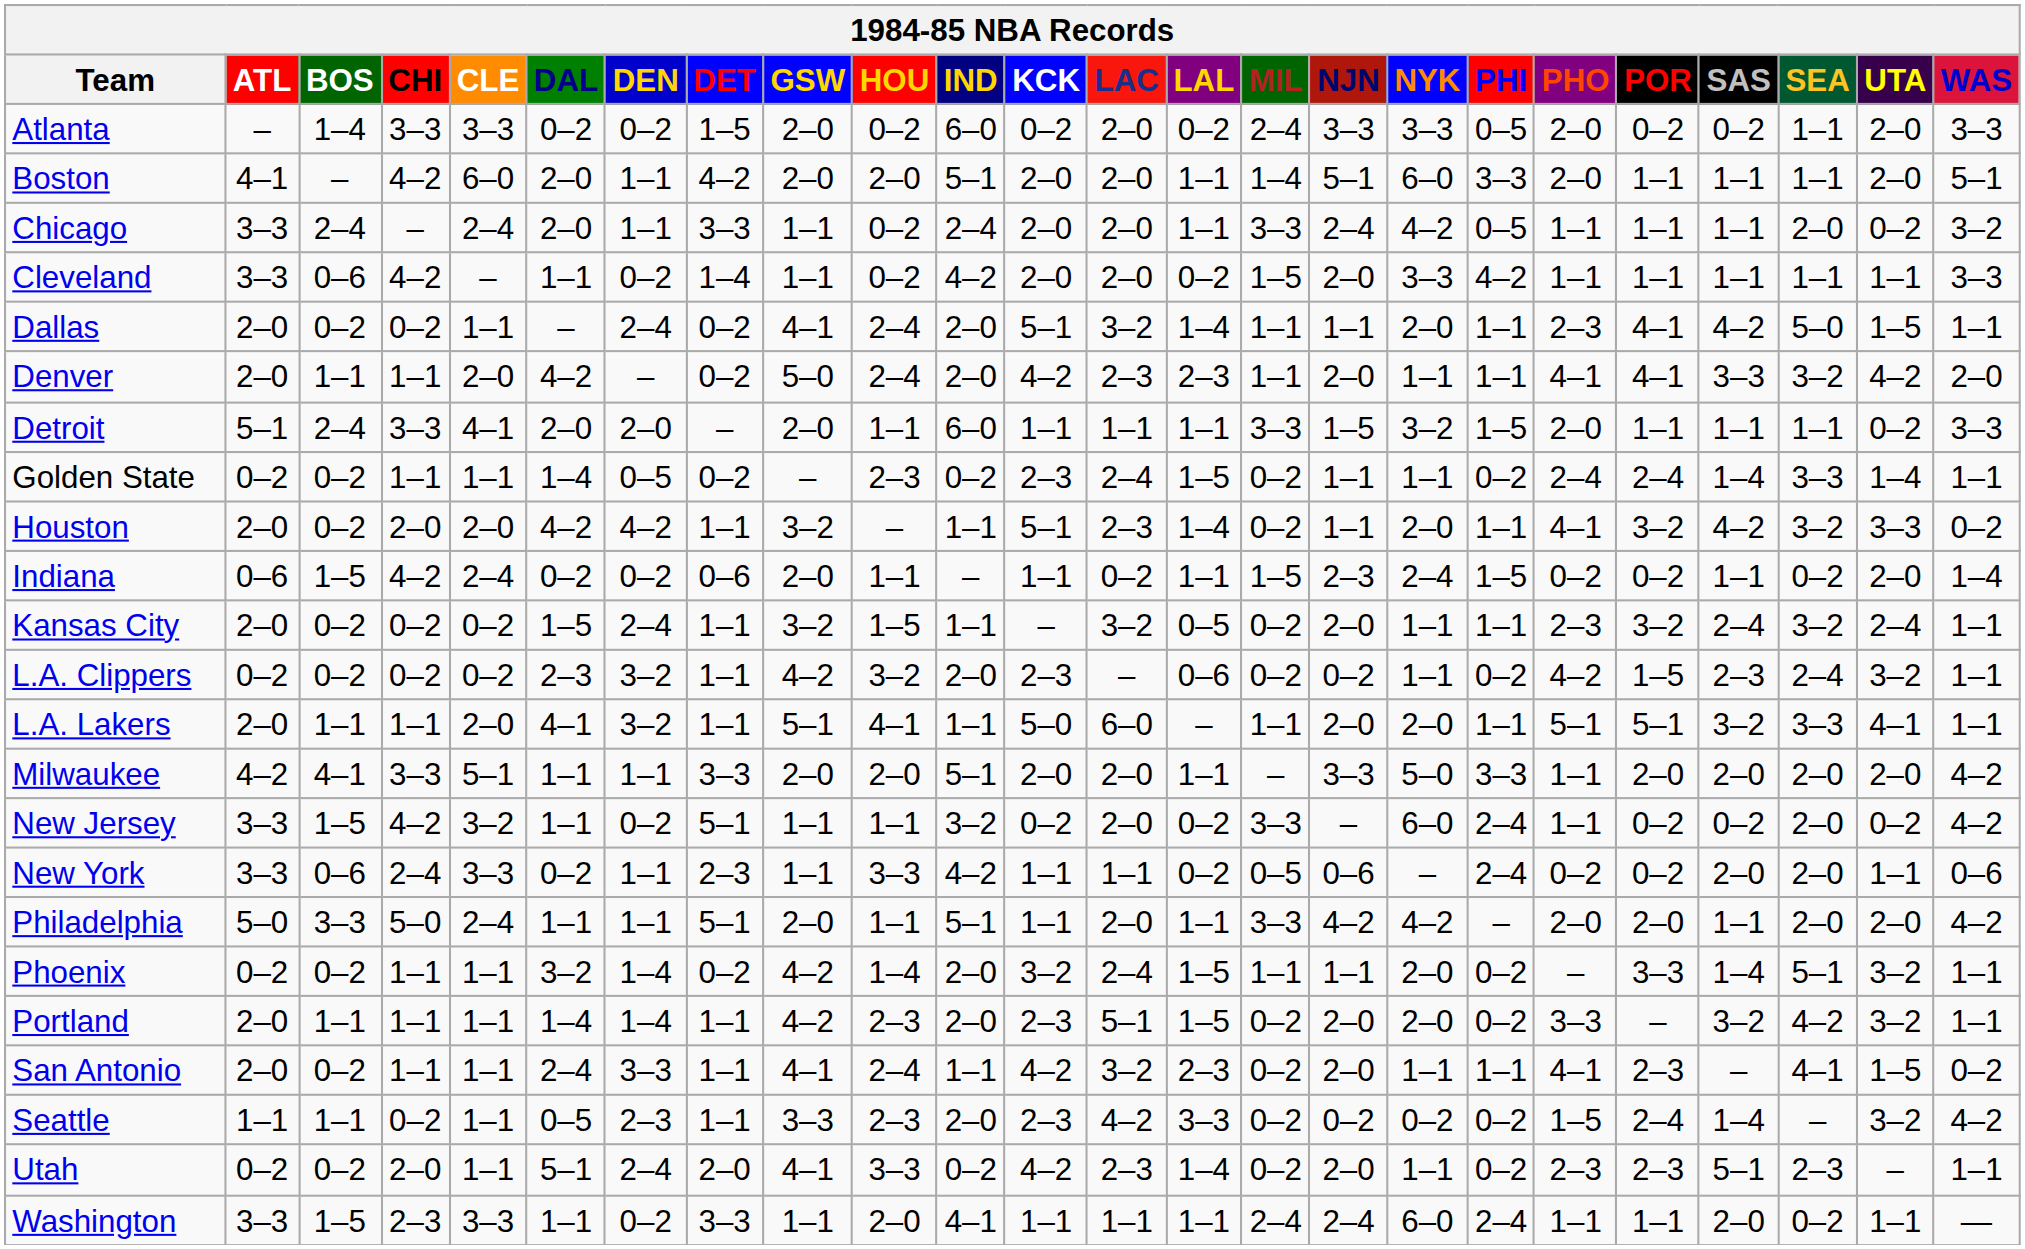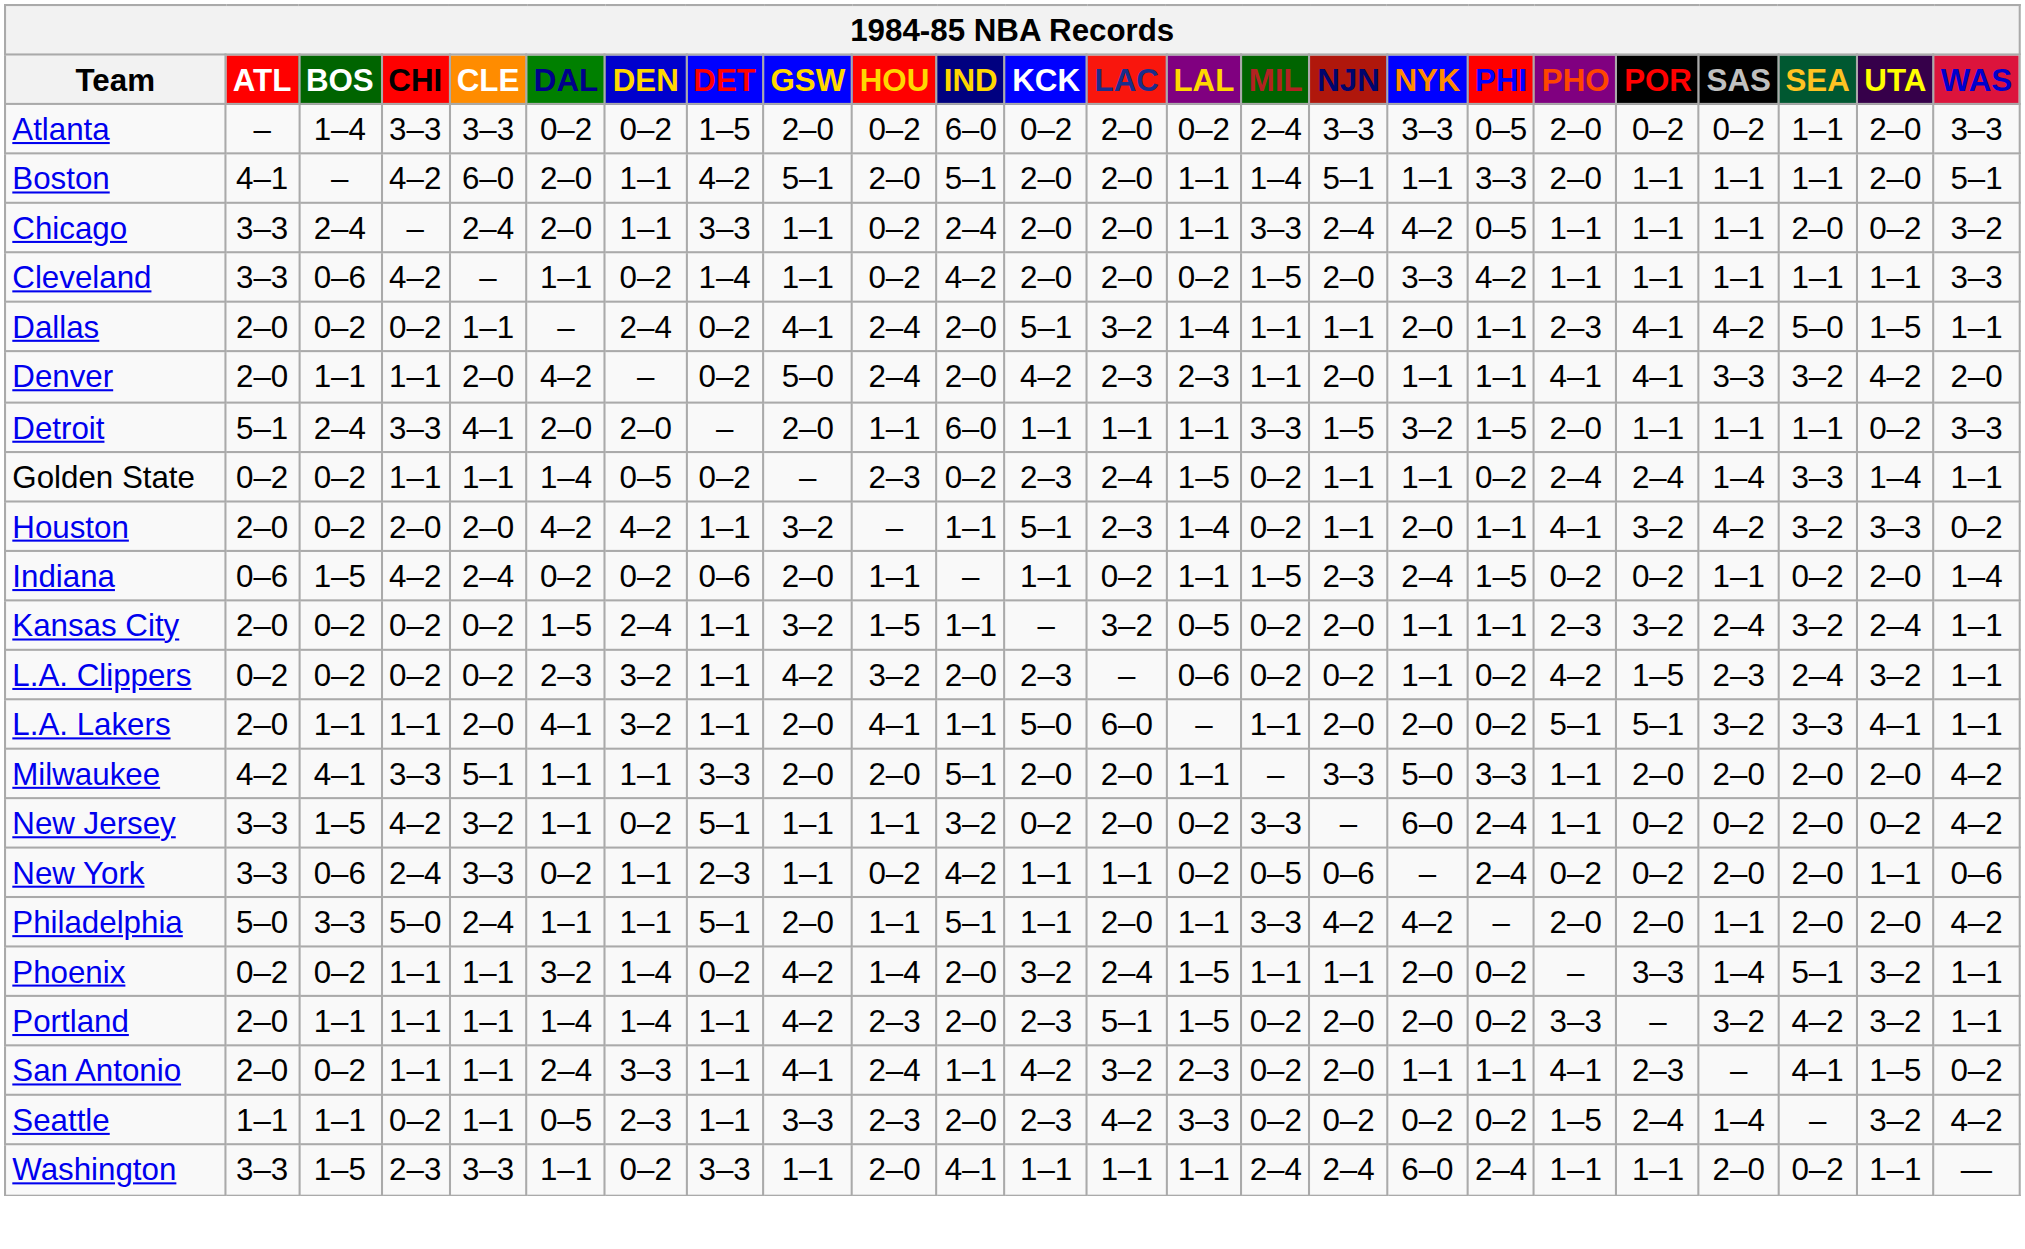(808, 179) 2–0 -> (808, 179) 5–1
(1427, 179) 6–0 -> (1427, 179) 1–1
(808, 724) 5–1 -> (808, 724) 2–0
(1501, 724) 1–1 -> (1501, 724) 0–2
(894, 873) 3–3 -> (894, 873) 0–2
- row: (45, 1170)
